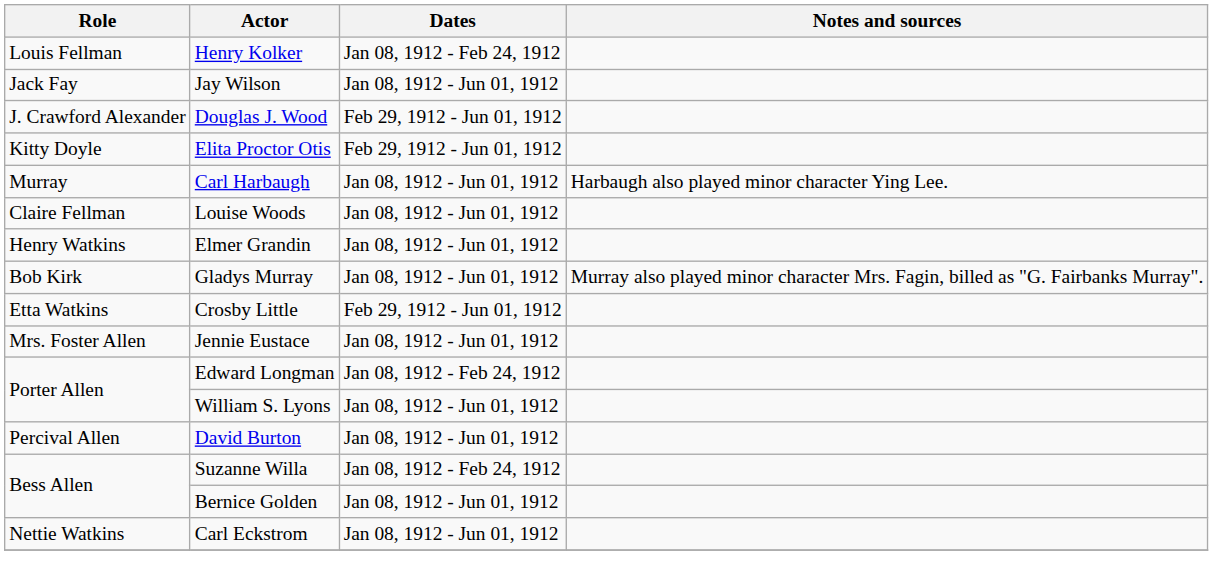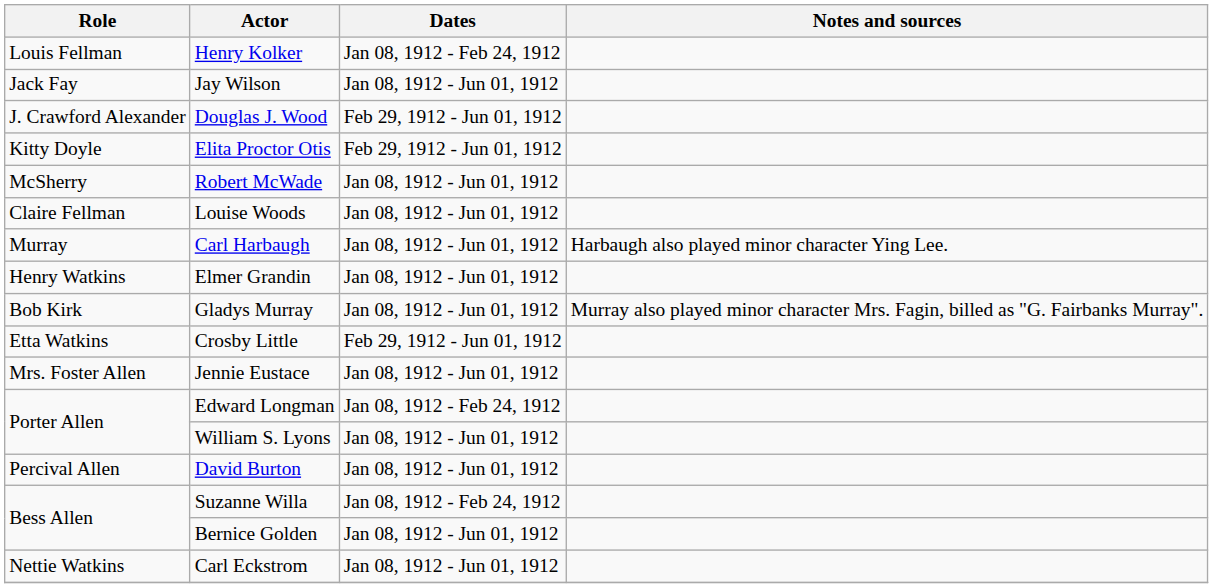+ row: (258, 181)
rows swapped: (250, 213) <-> (252, 181)
